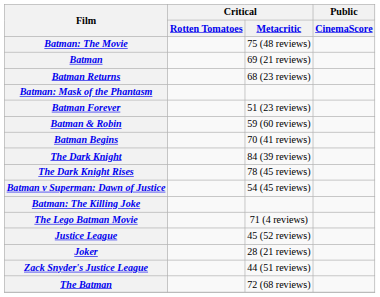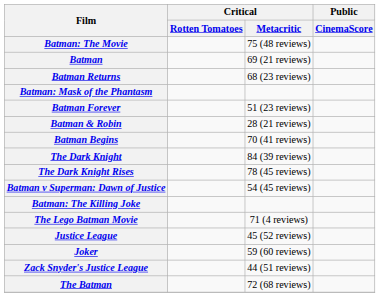(279, 124) 59 (60 reviews) -> (279, 124) 28 (21 reviews)
(279, 252) 28 (21 reviews) -> (279, 252) 59 (60 reviews)
